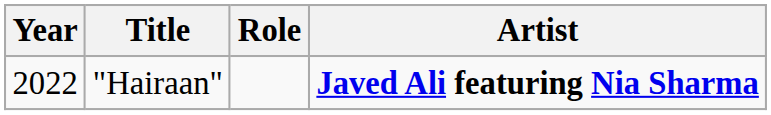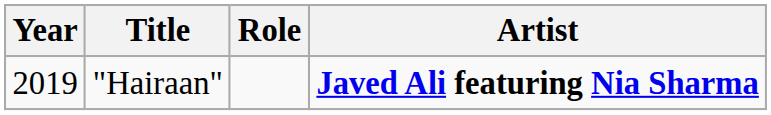(45, 82) 2022 -> (45, 82) 2019
